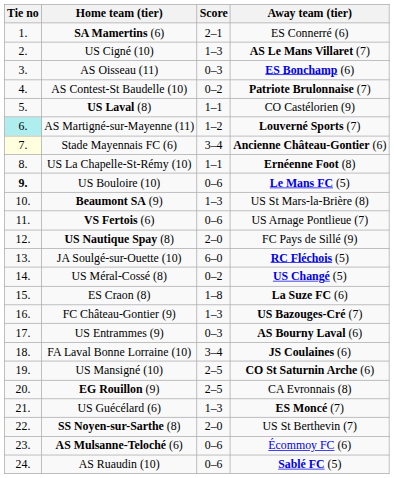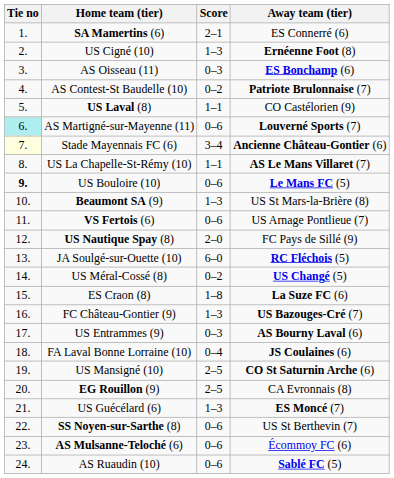(310, 51) AS Le Mans Villaret (7) -> (310, 51) Ernéenne Foot (8)
(214, 126) 1–2 -> (214, 126) 0–6
(310, 164) Ernéenne Foot (8) -> (310, 164) AS Le Mans Villaret (7)
(214, 351) 3–4 -> (214, 351) 0–4
(214, 426) 2–0 -> (214, 426) 0–6
